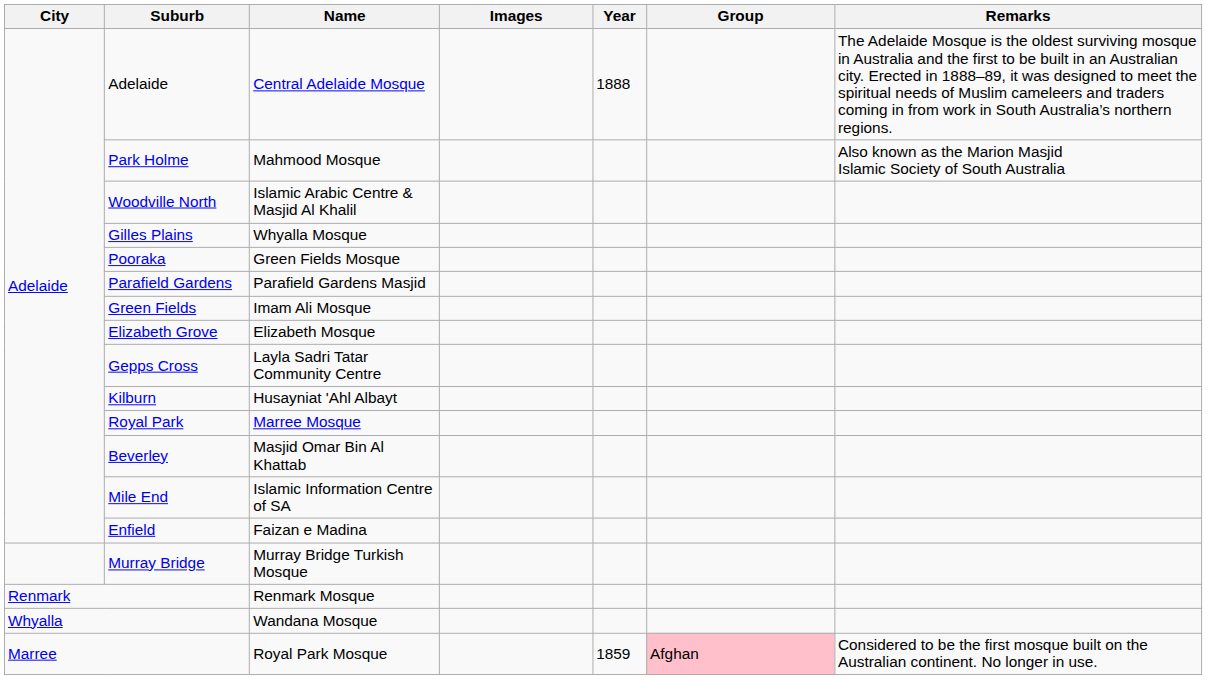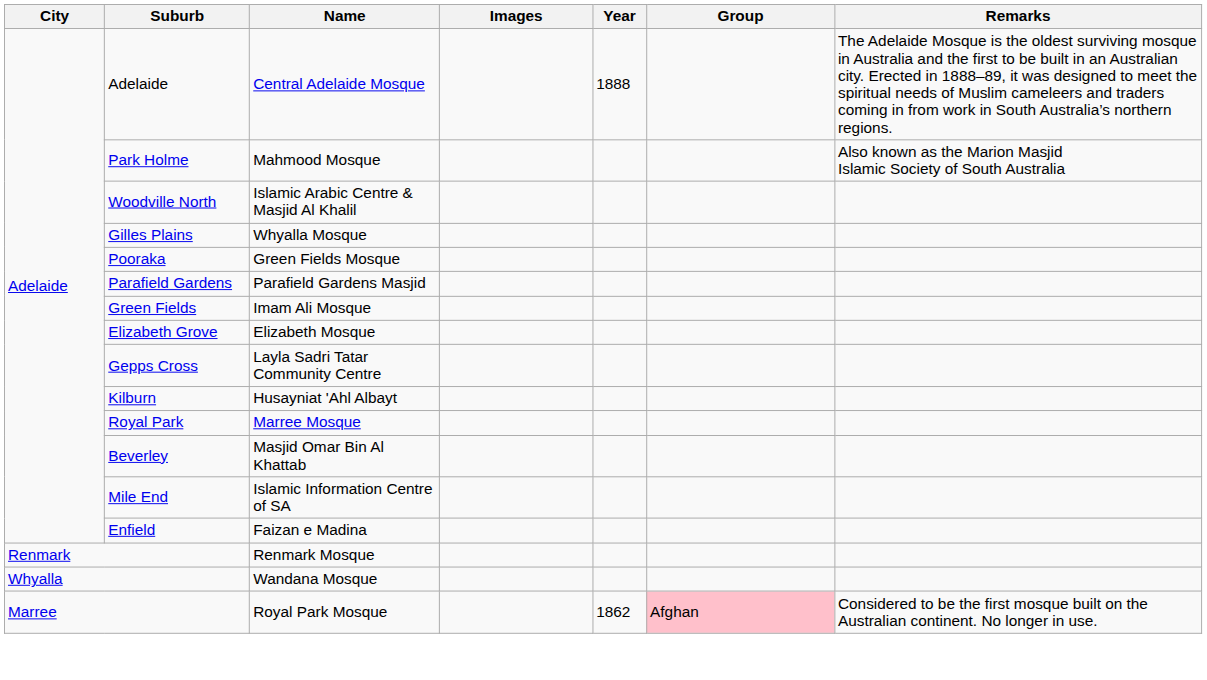- row: (156, 563)
(613, 653) 1859 -> (613, 612) 1862
